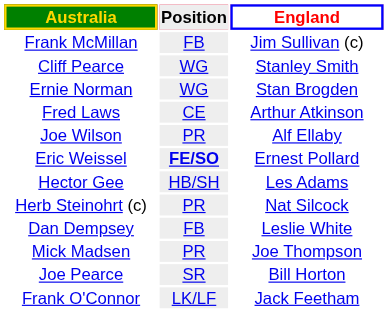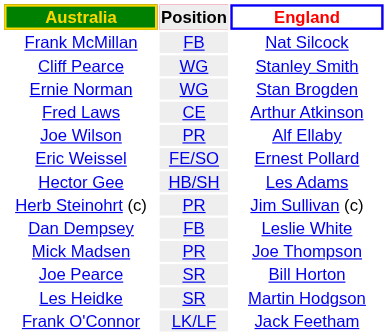(307, 43) Jim Sullivan (c) -> (307, 43) Nat Silcock
(194, 159) bold -> (194, 159) normal
(307, 205) Nat Silcock -> (307, 205) Jim Sullivan (c)
+ row: (81, 298)
